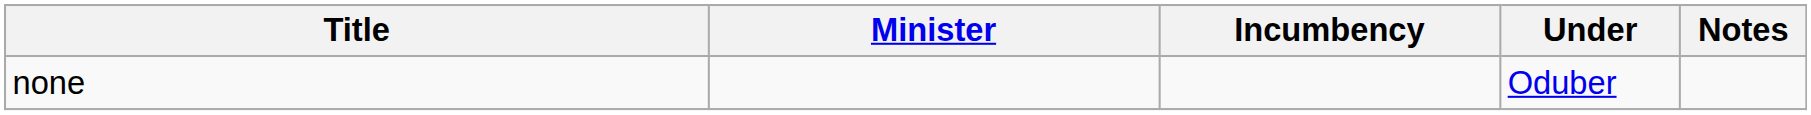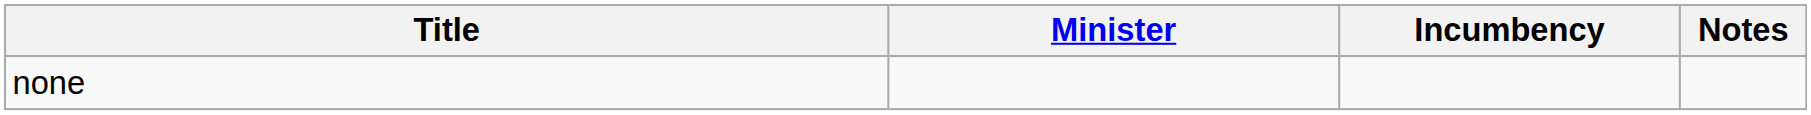- column: (1590, 30)
